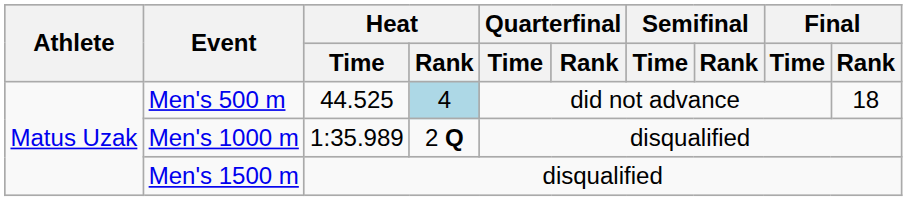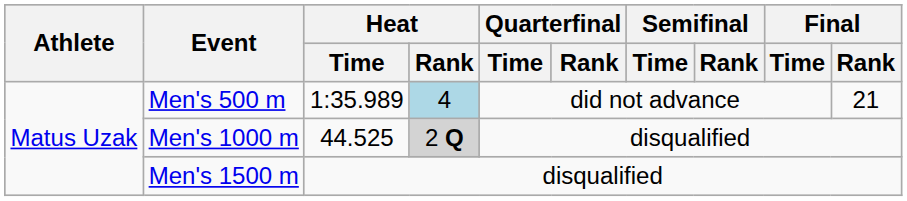(357, 100) 44.525 -> (357, 100) 1:35.989
(866, 100) 18 -> (866, 100) 21
(357, 138) 1:35.989 -> (357, 138) 44.525
(444, 138) no background -> (444, 138) lightgrey background
